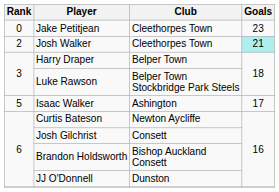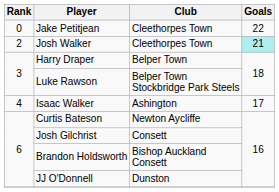(258, 28) 23 -> (258, 28) 22
(19, 103) 5 -> (19, 103) 4
